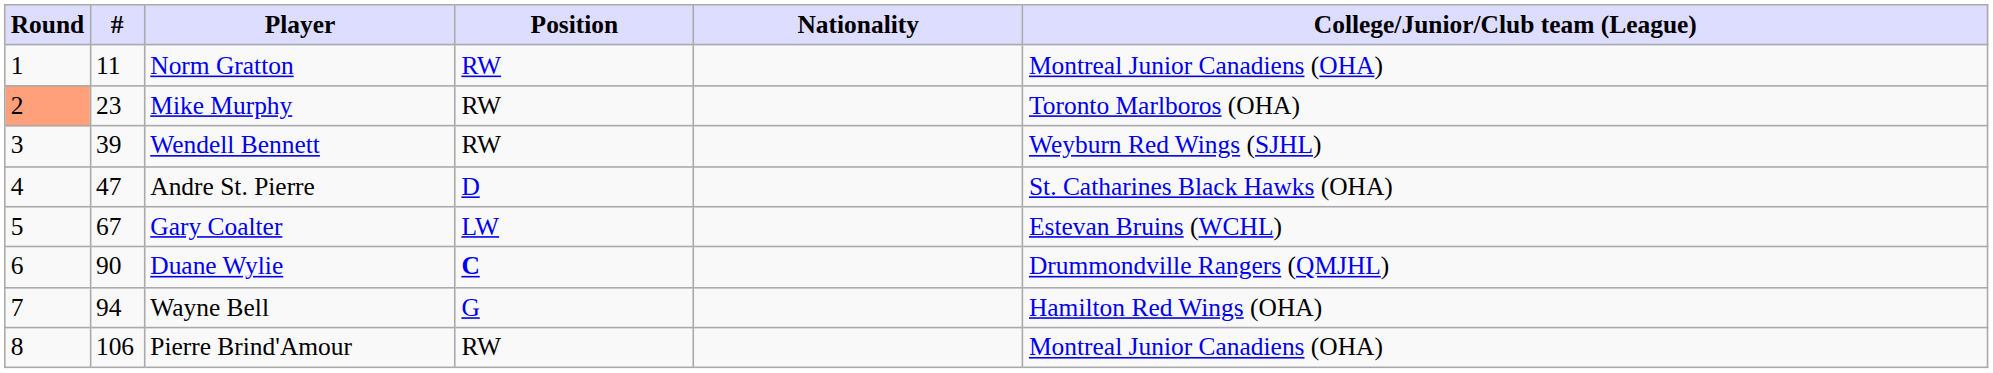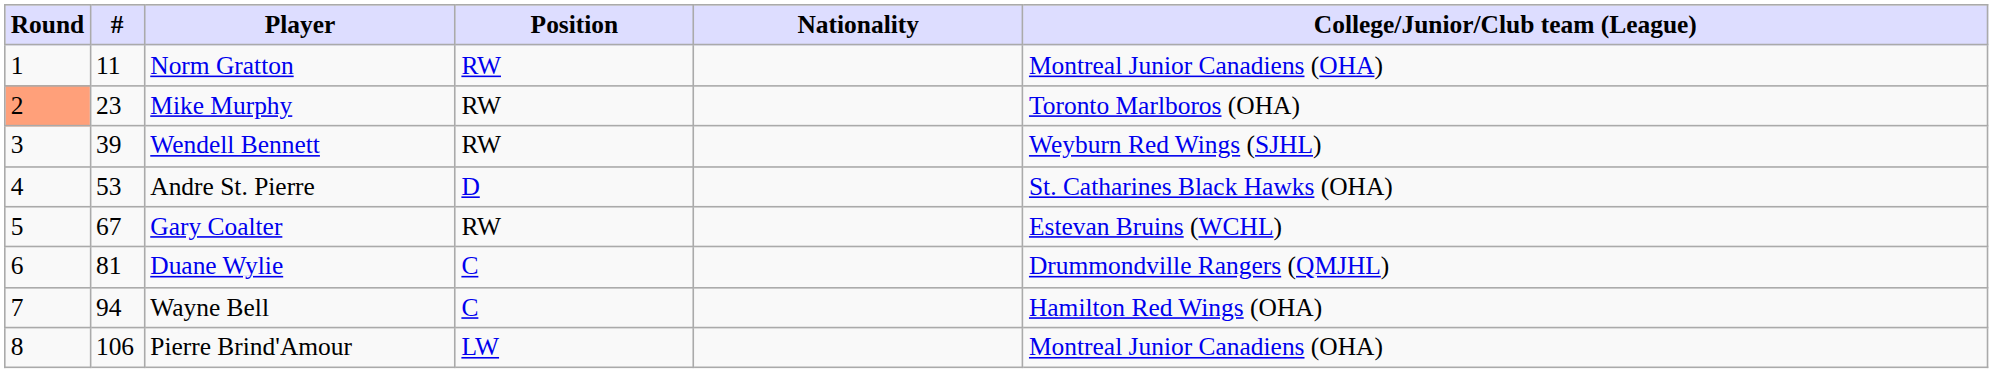(109, 186) 47 -> (109, 186) 53
(480, 226) LW -> (481, 226) RW
(109, 266) 90 -> (109, 266) 81
(471, 266) bold -> (470, 266) normal
(471, 307) G -> (470, 307) C
(481, 347) RW -> (480, 347) LW
